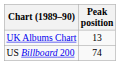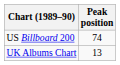rows swapped: (41, 38) <-> (40, 53)
